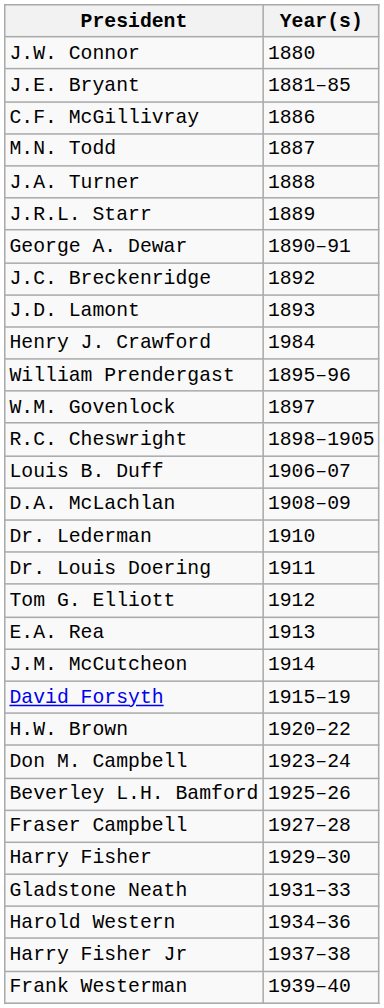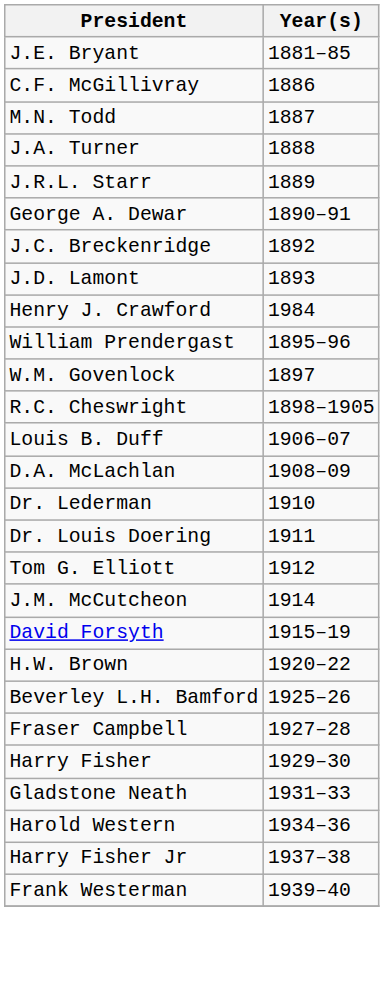- row: (75, 53)
- row: (57, 633)
- row: (98, 762)
